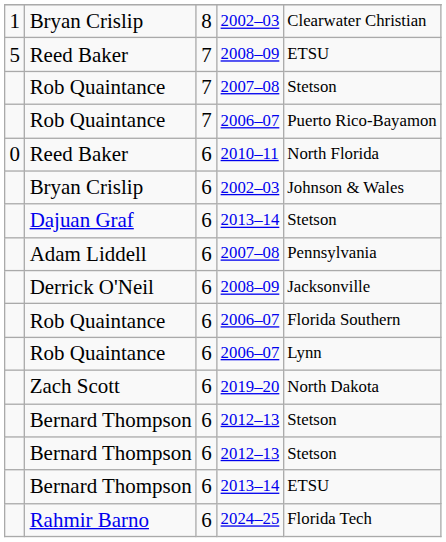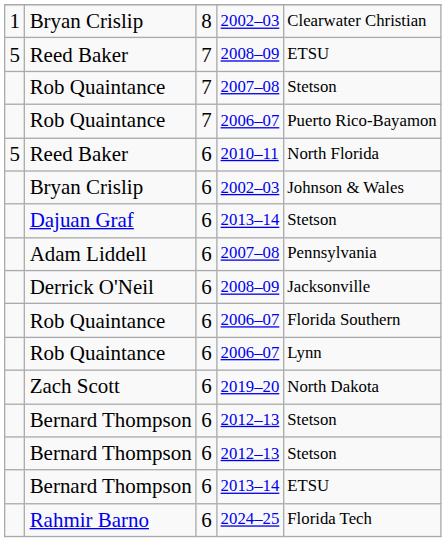(15, 154) 0 -> (15, 154) 5
